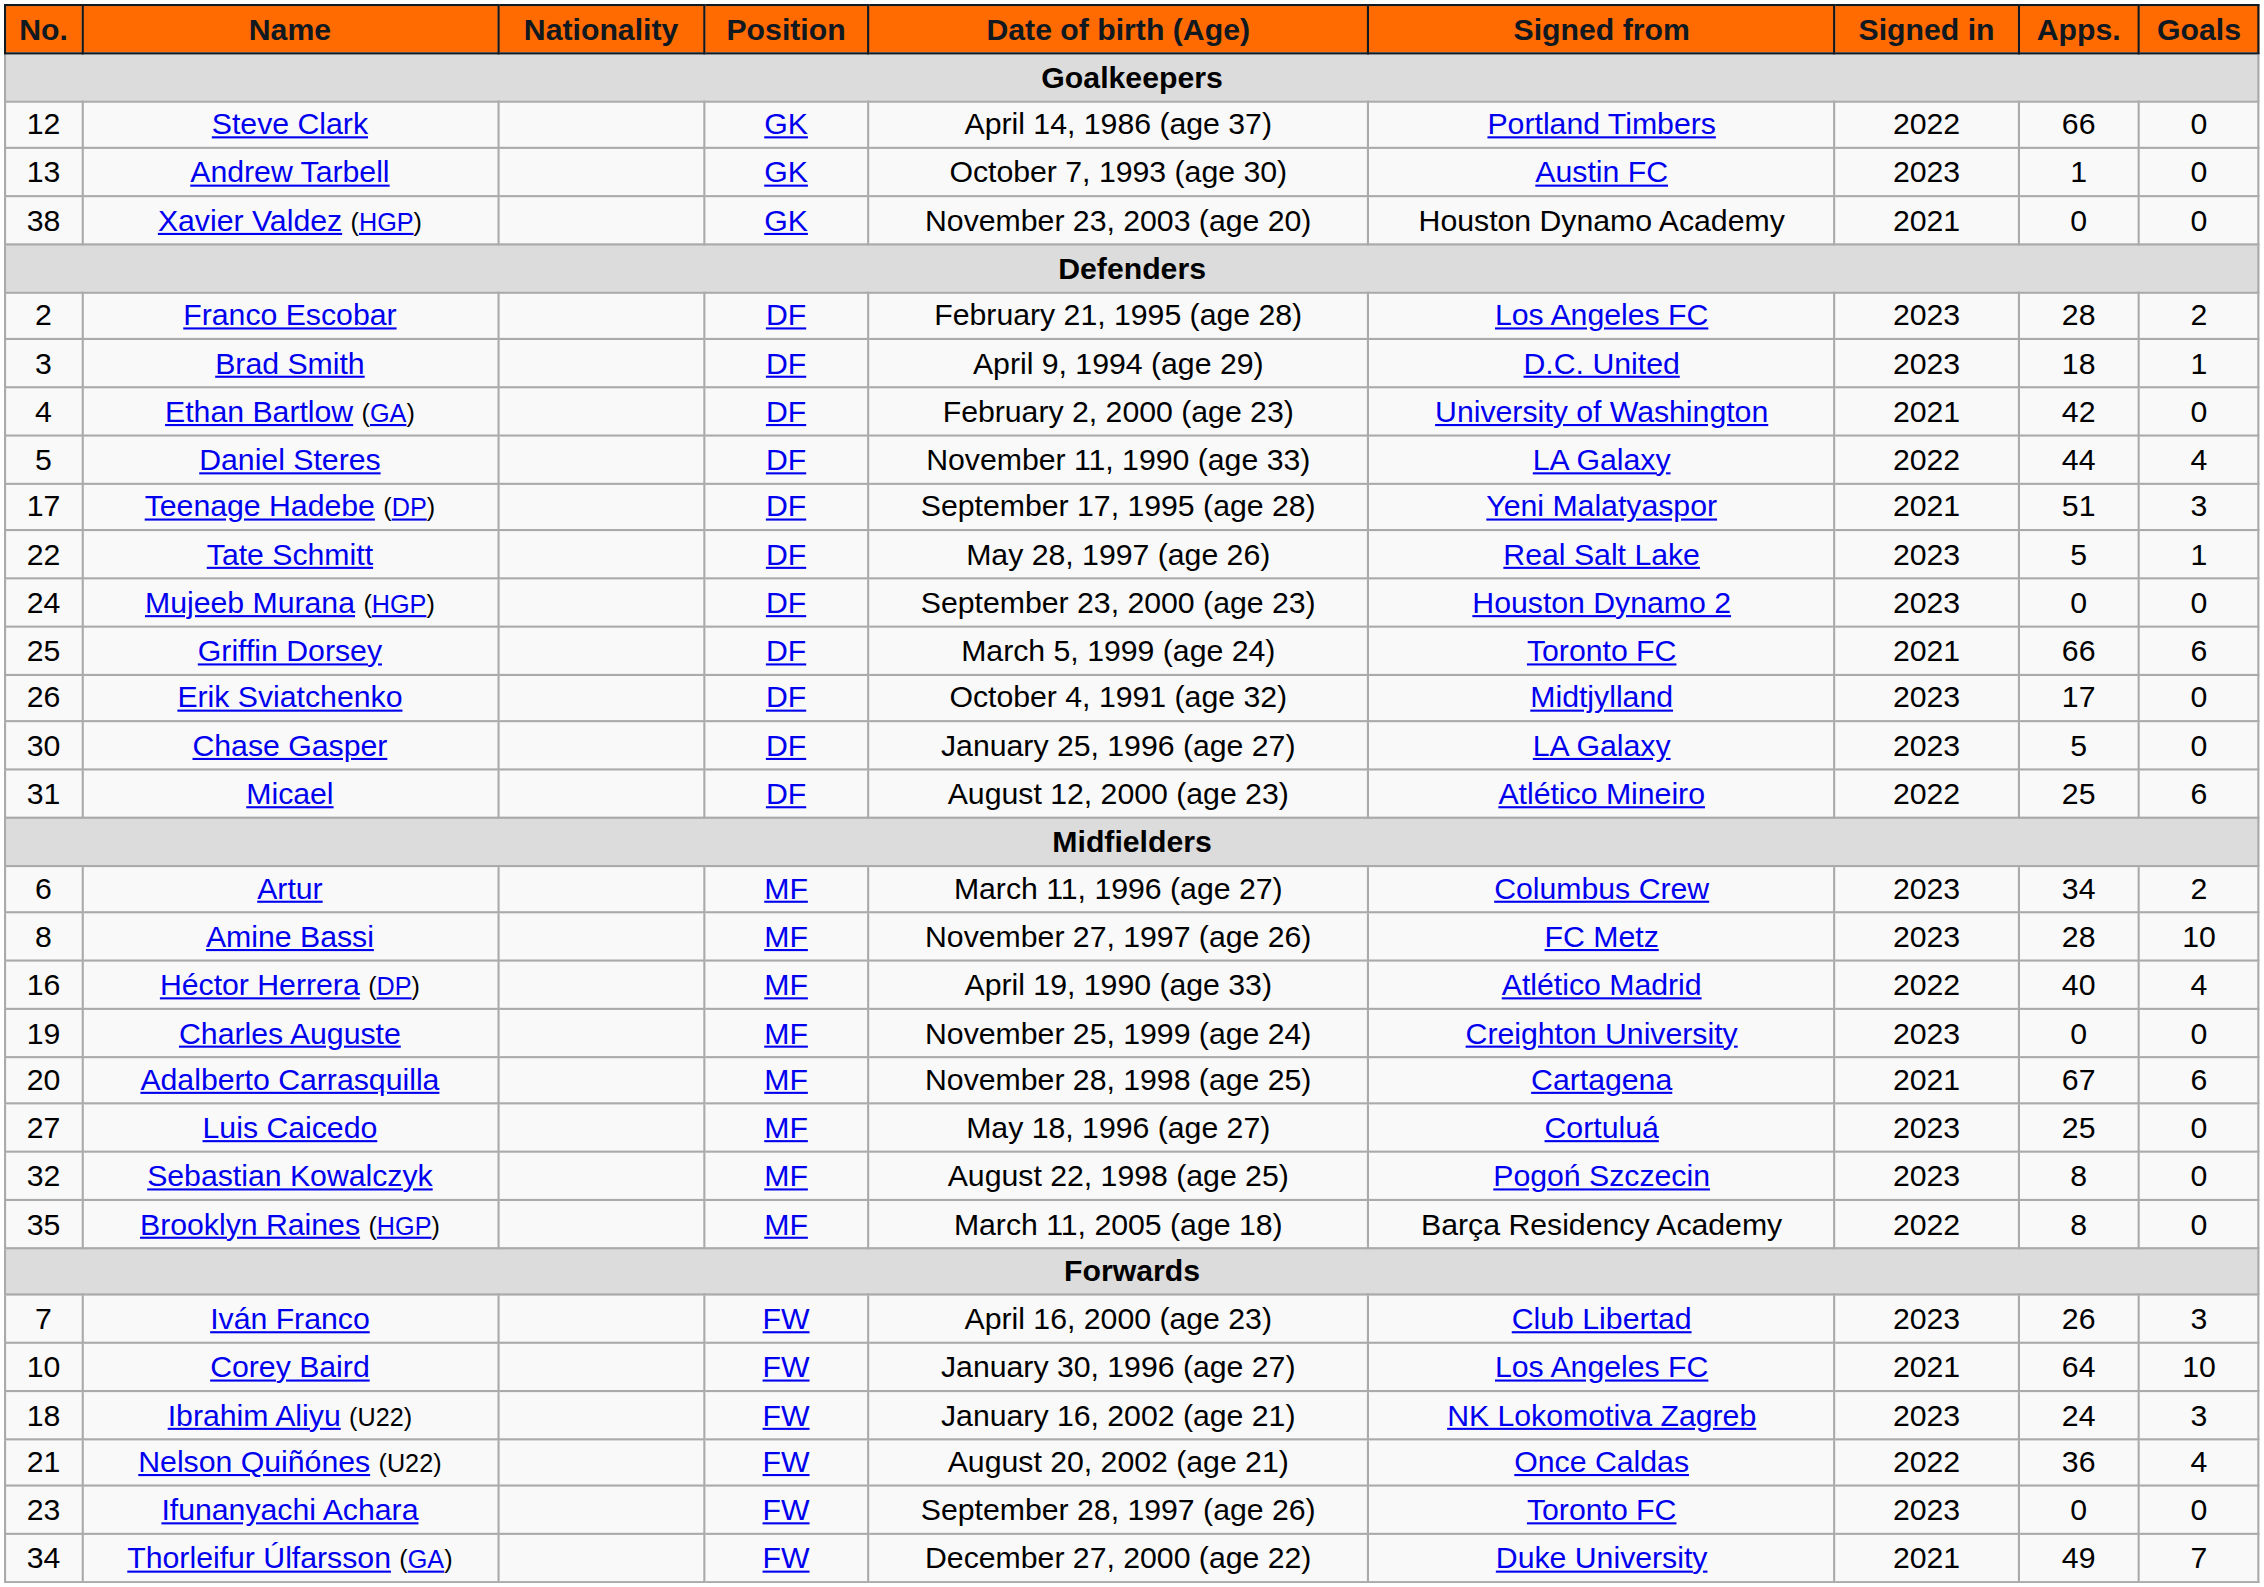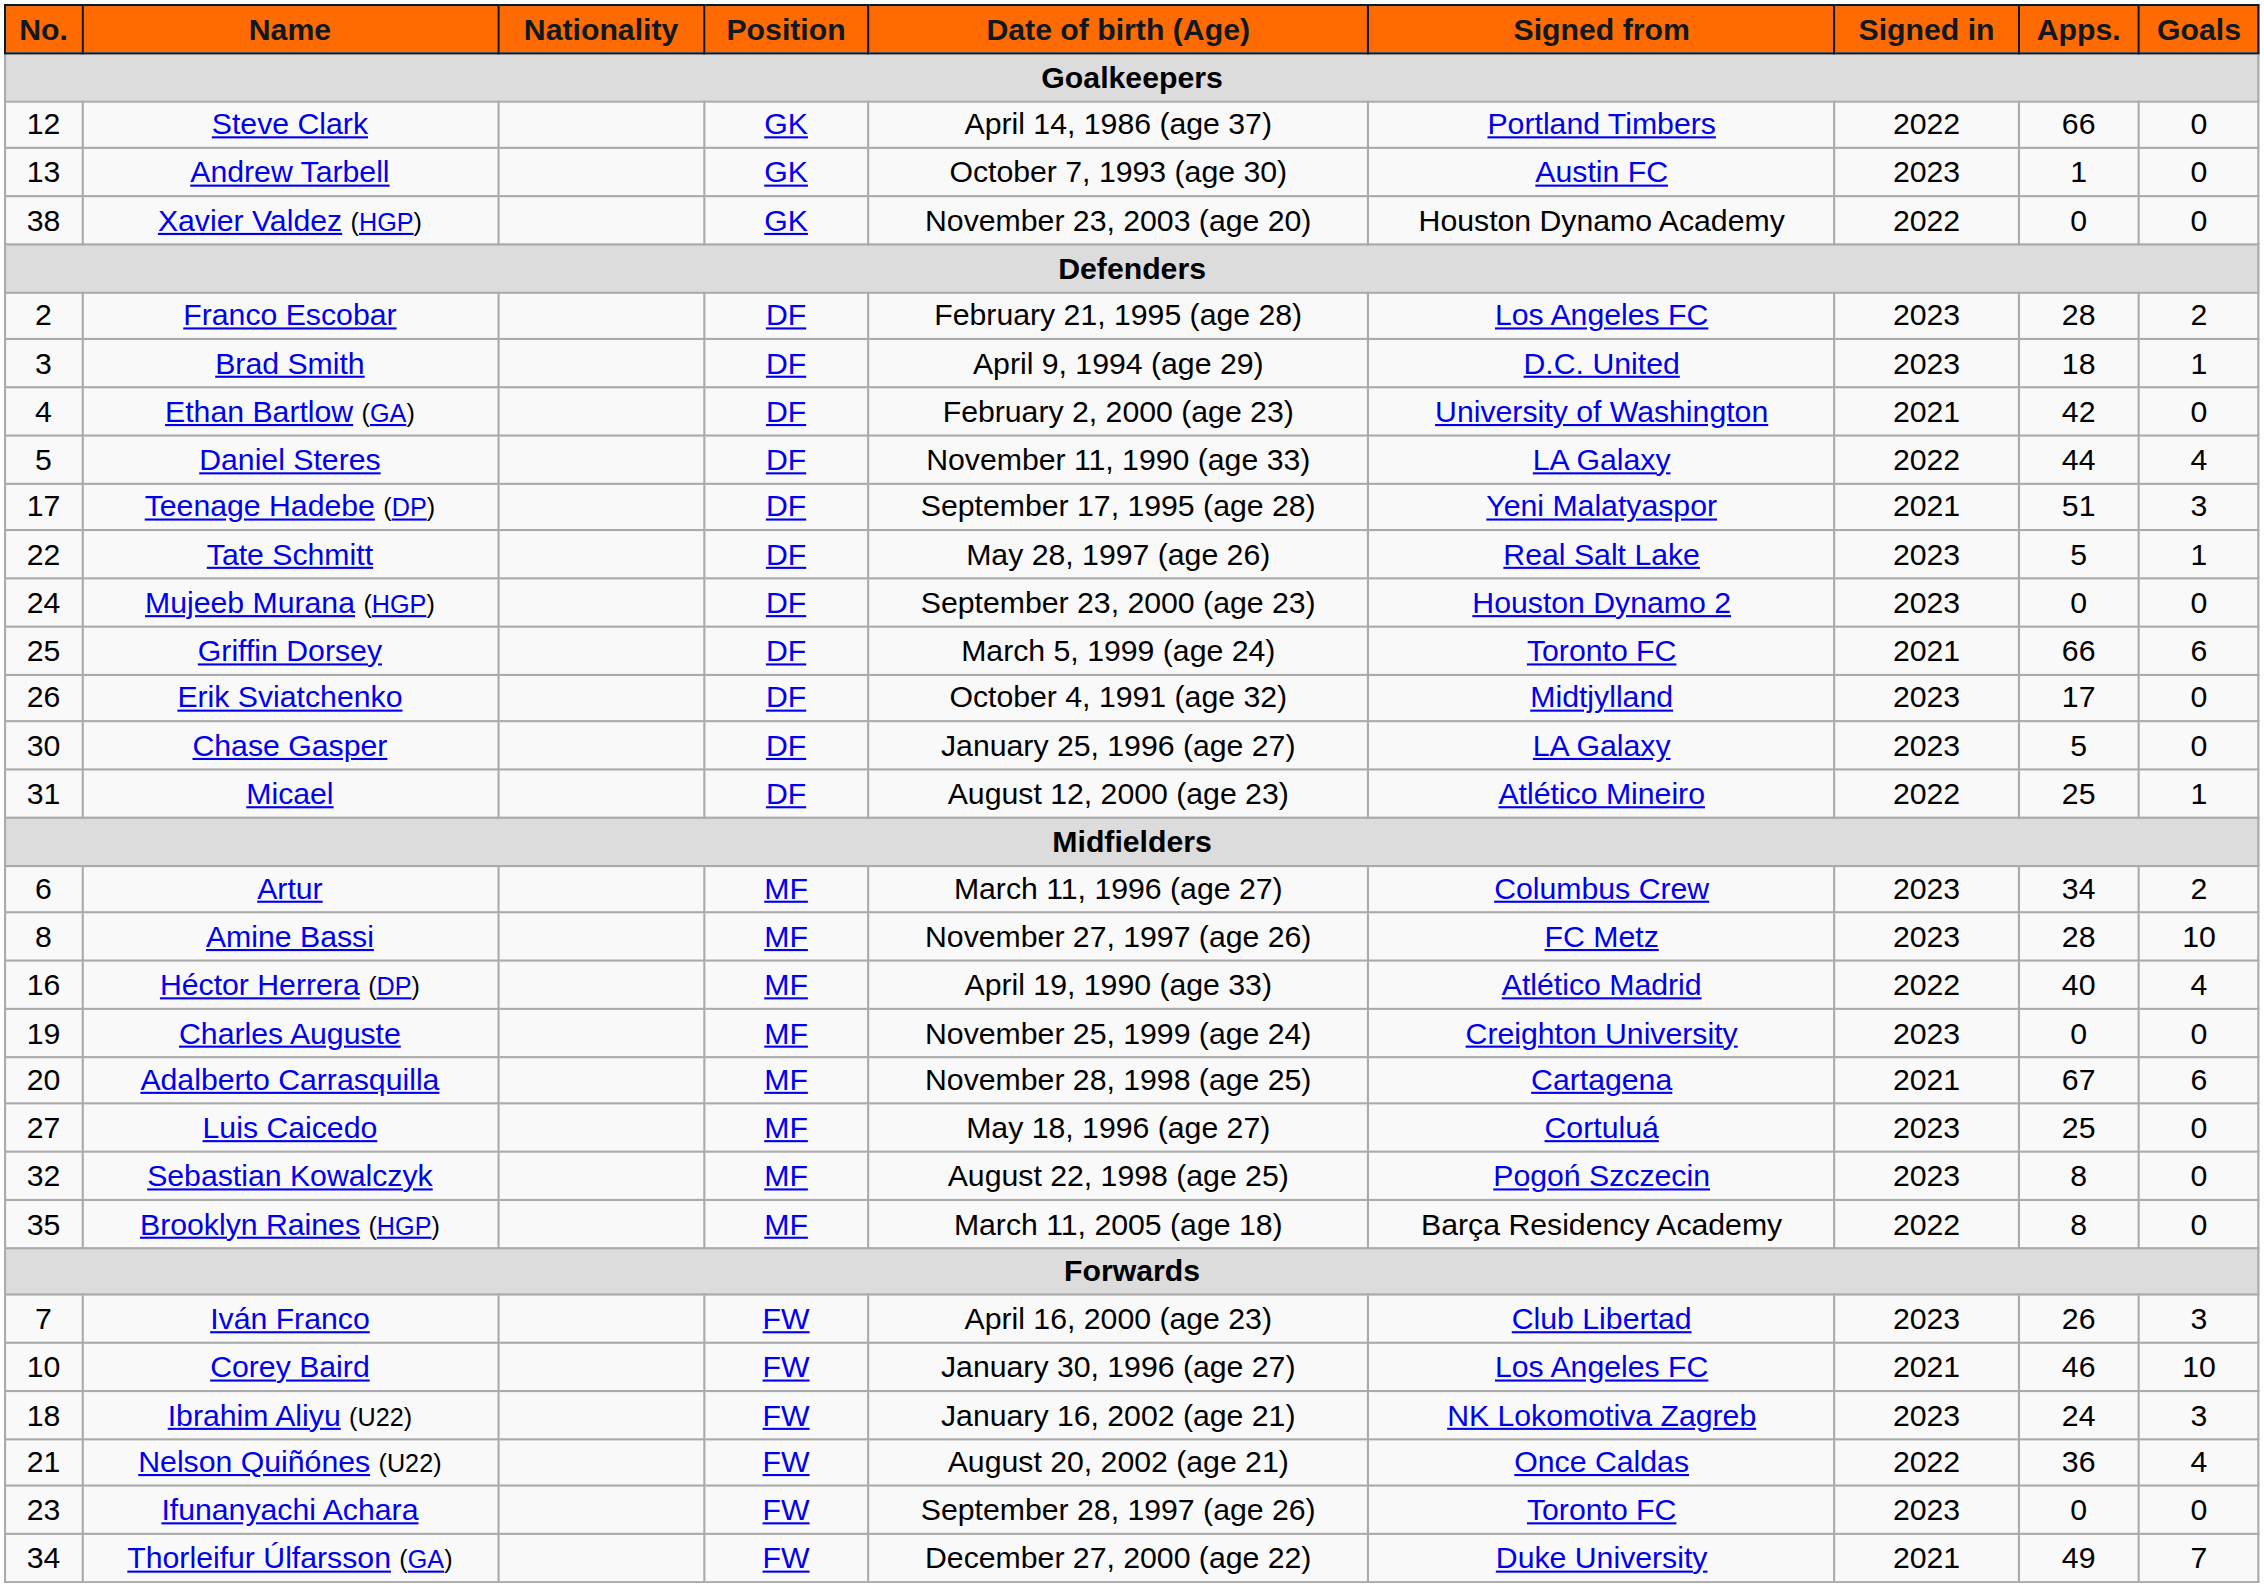(1927, 220) 2021 -> (1927, 220) 2022
(2199, 794) 6 -> (2199, 794) 1
(2079, 1367) 64 -> (2079, 1367) 46
